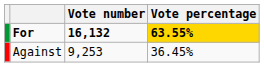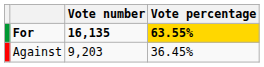(89, 33) 16,132 -> (89, 33) 16,135
(85, 52) 9,253 -> (85, 52) 9,203
